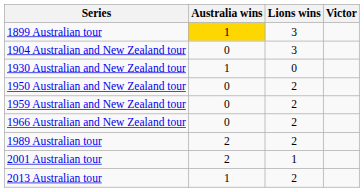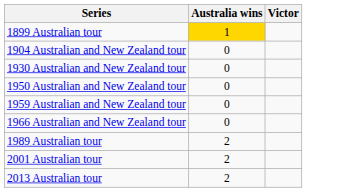- column: (294, 13)
(227, 68) 1 -> (227, 68) 0
(227, 178) 1 -> (227, 178) 2
